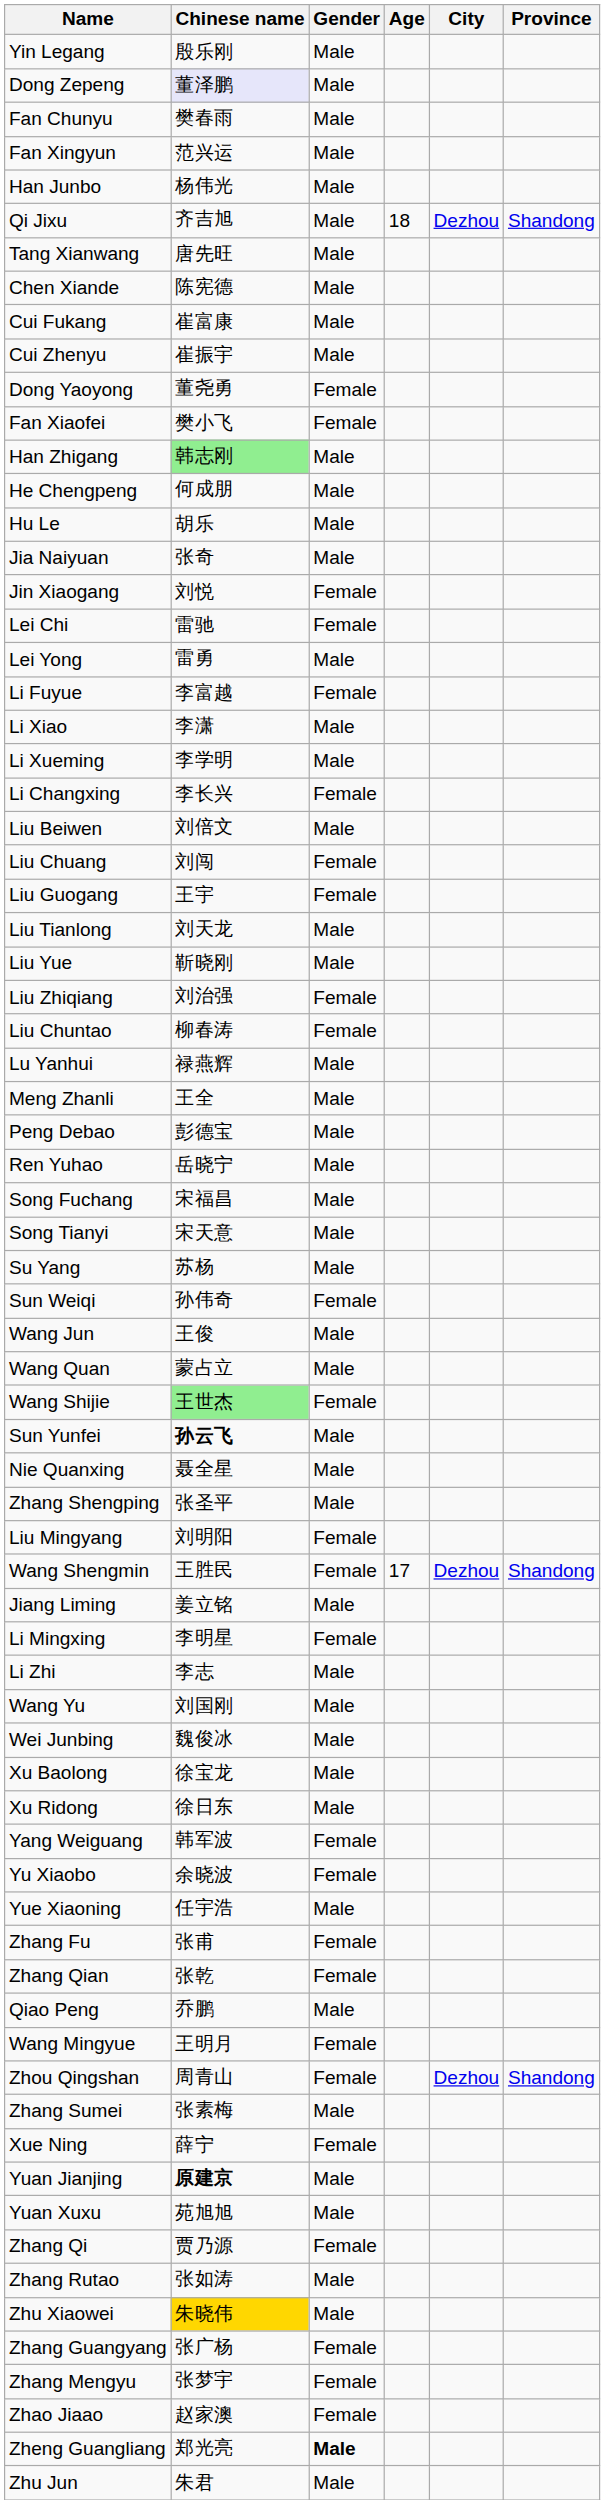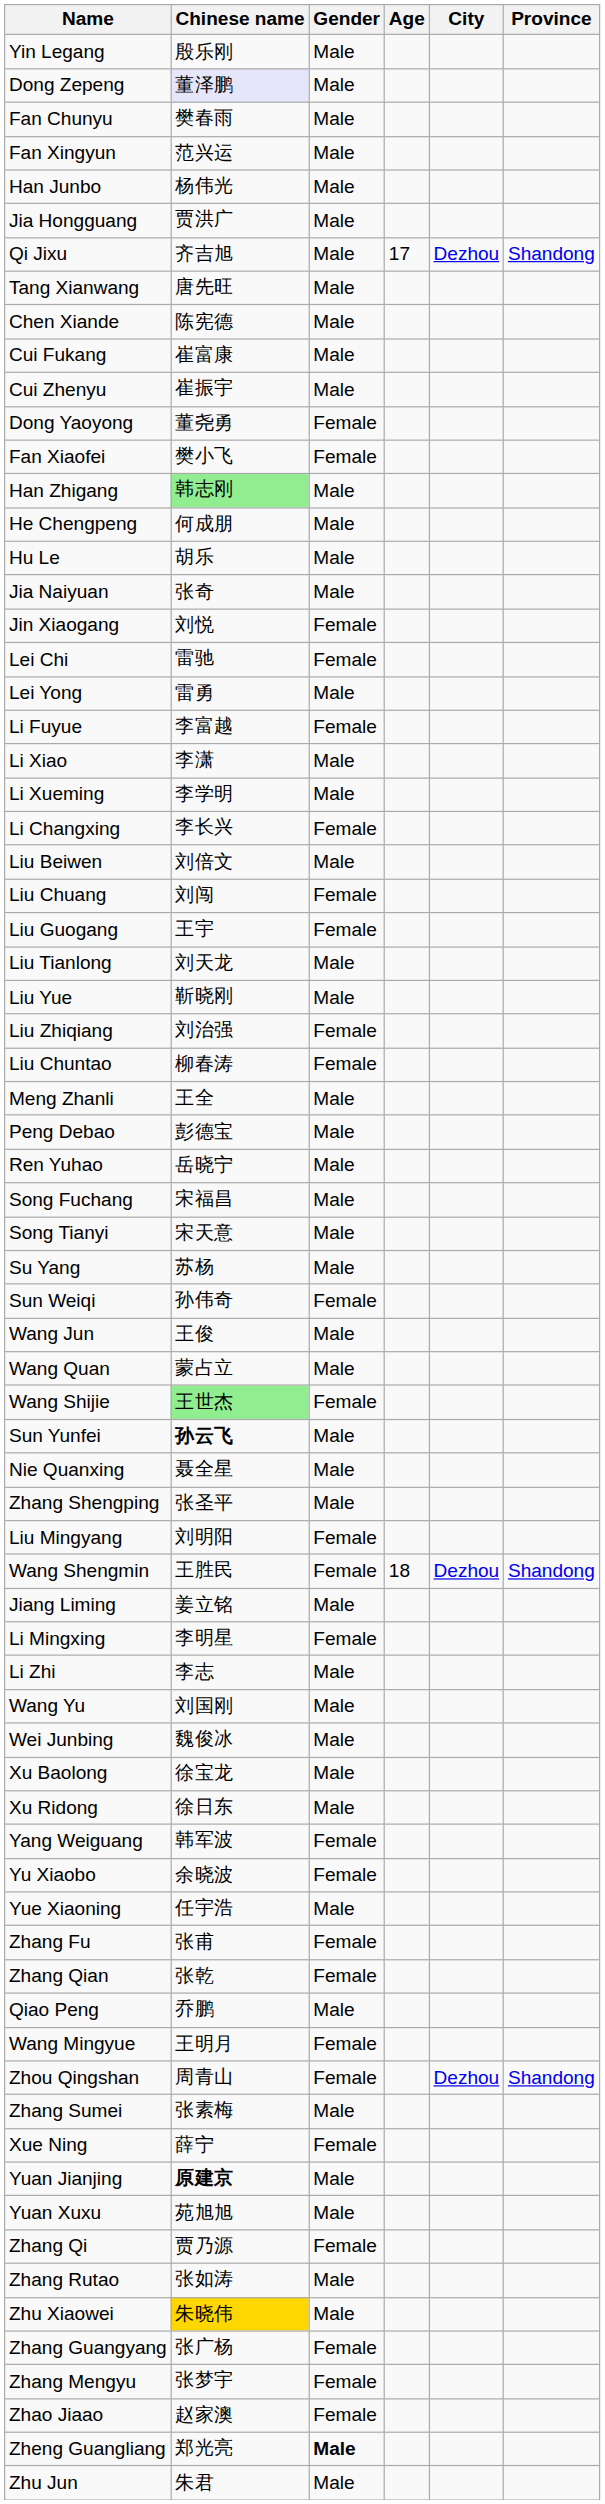+ row: (73, 220)
(399, 220) 18 -> (399, 254) 17
- row: (51, 1064)
(399, 1571) 17 -> (399, 1571) 18
